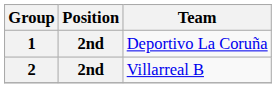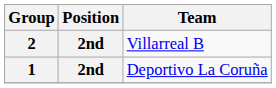rows swapped: (32, 43) <-> (32, 69)
